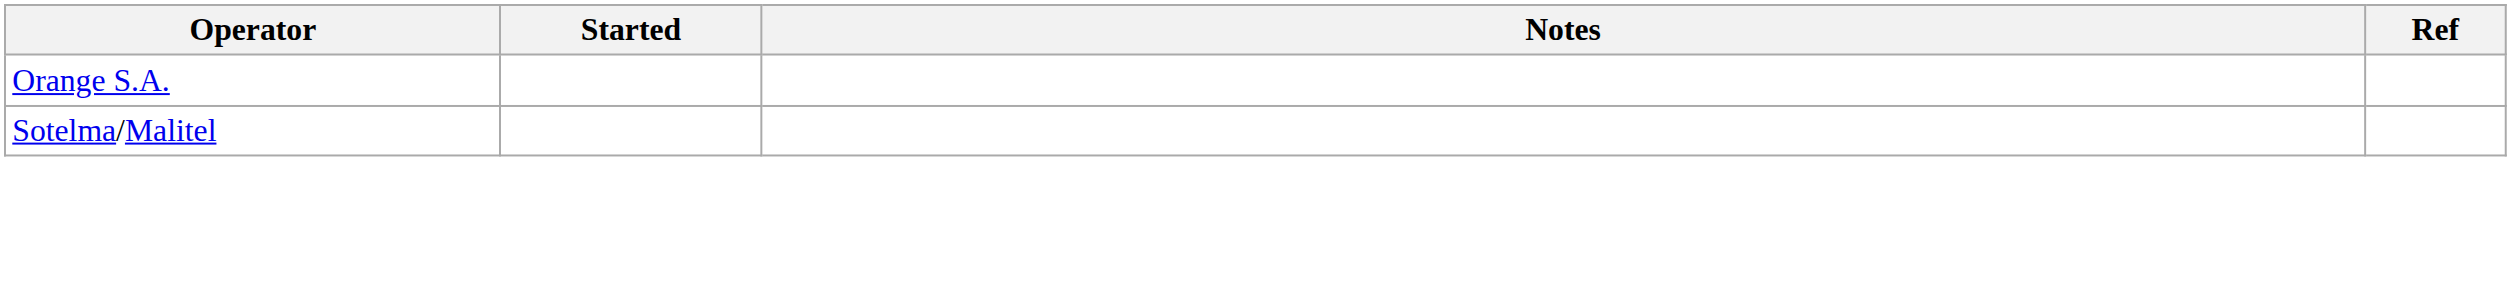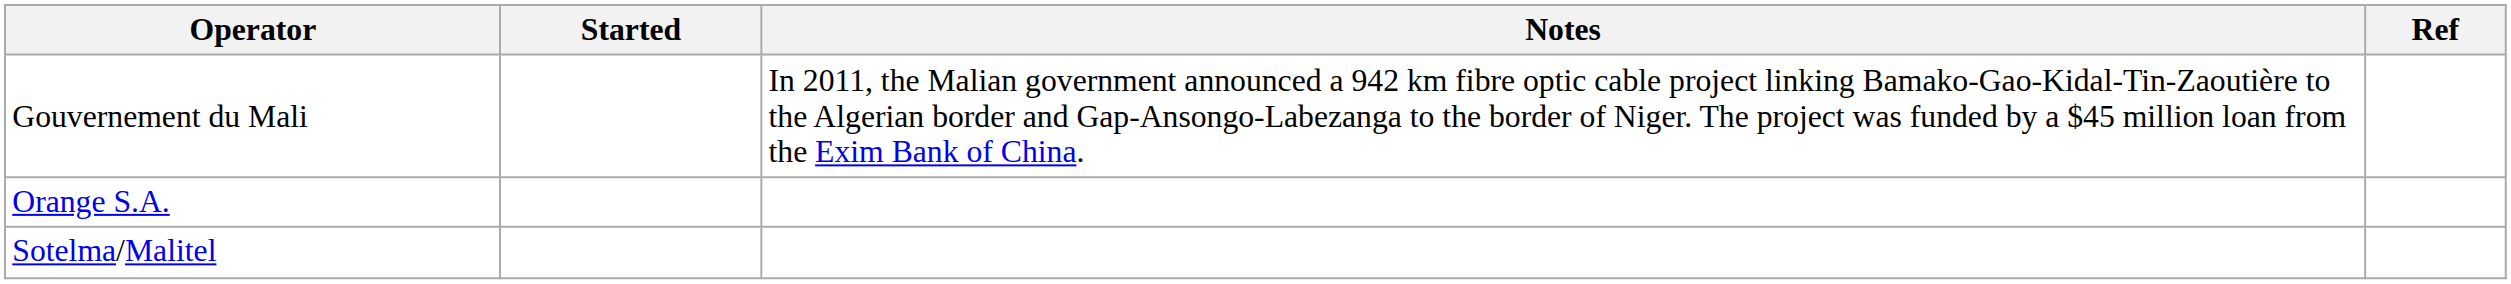+ row: (160, 115)
